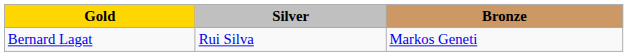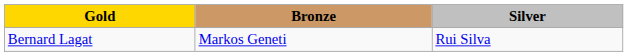columns swapped: (291, 16) <-> (504, 16)
